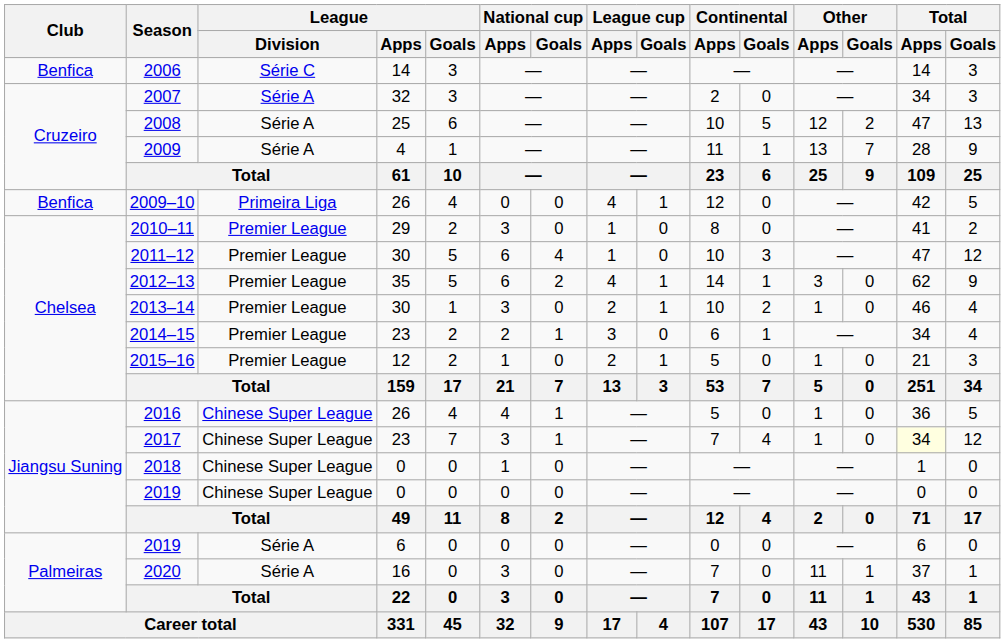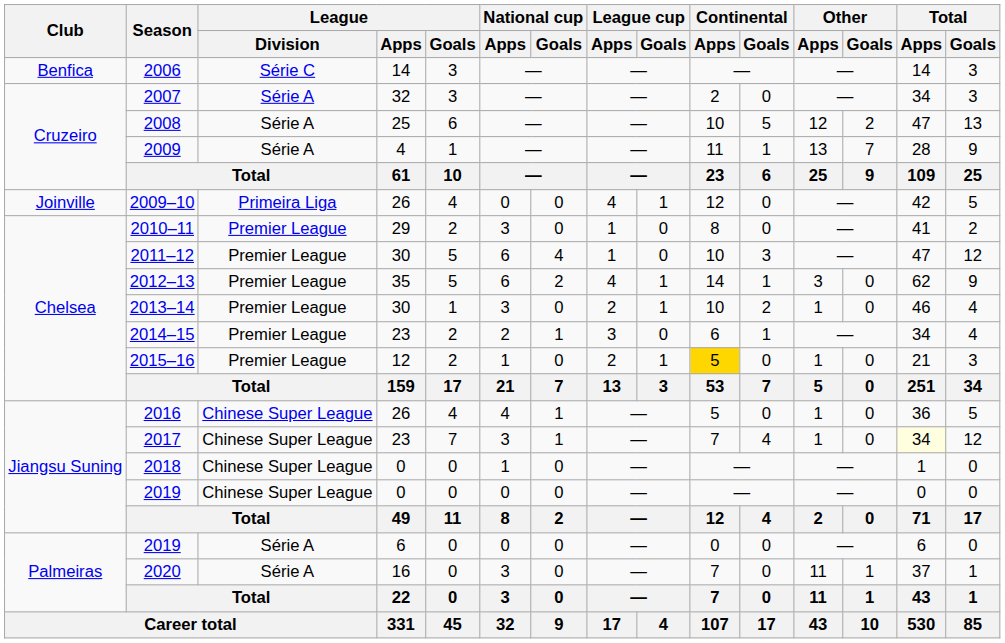(65, 202) Benfica -> (65, 202) Joinville
(715, 360) no background -> (715, 360) gold background
